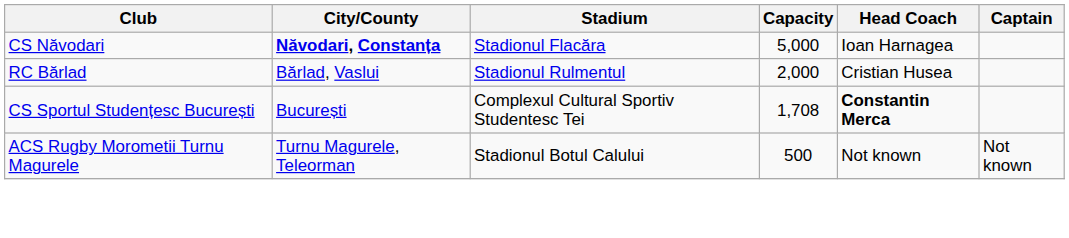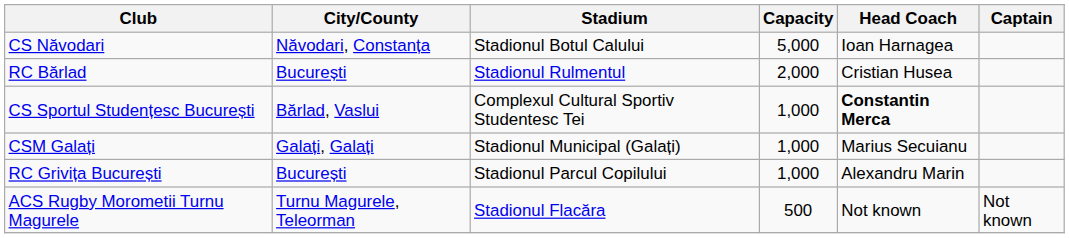(358, 45) bold -> (353, 45) normal
(540, 45) Stadionul Flacăra -> (559, 45) Stadionul Botul Calului
(328, 73) Bărlad, Vaslui -> (311, 73) București
(311, 109) București -> (328, 109) Bărlad, Vaslui
(798, 109) 1,708 -> (798, 109) 1,000
+ row: (52, 146)
+ row: (85, 173)
(559, 156) Stadionul Botul Calului -> (540, 210) Stadionul Flacăra
